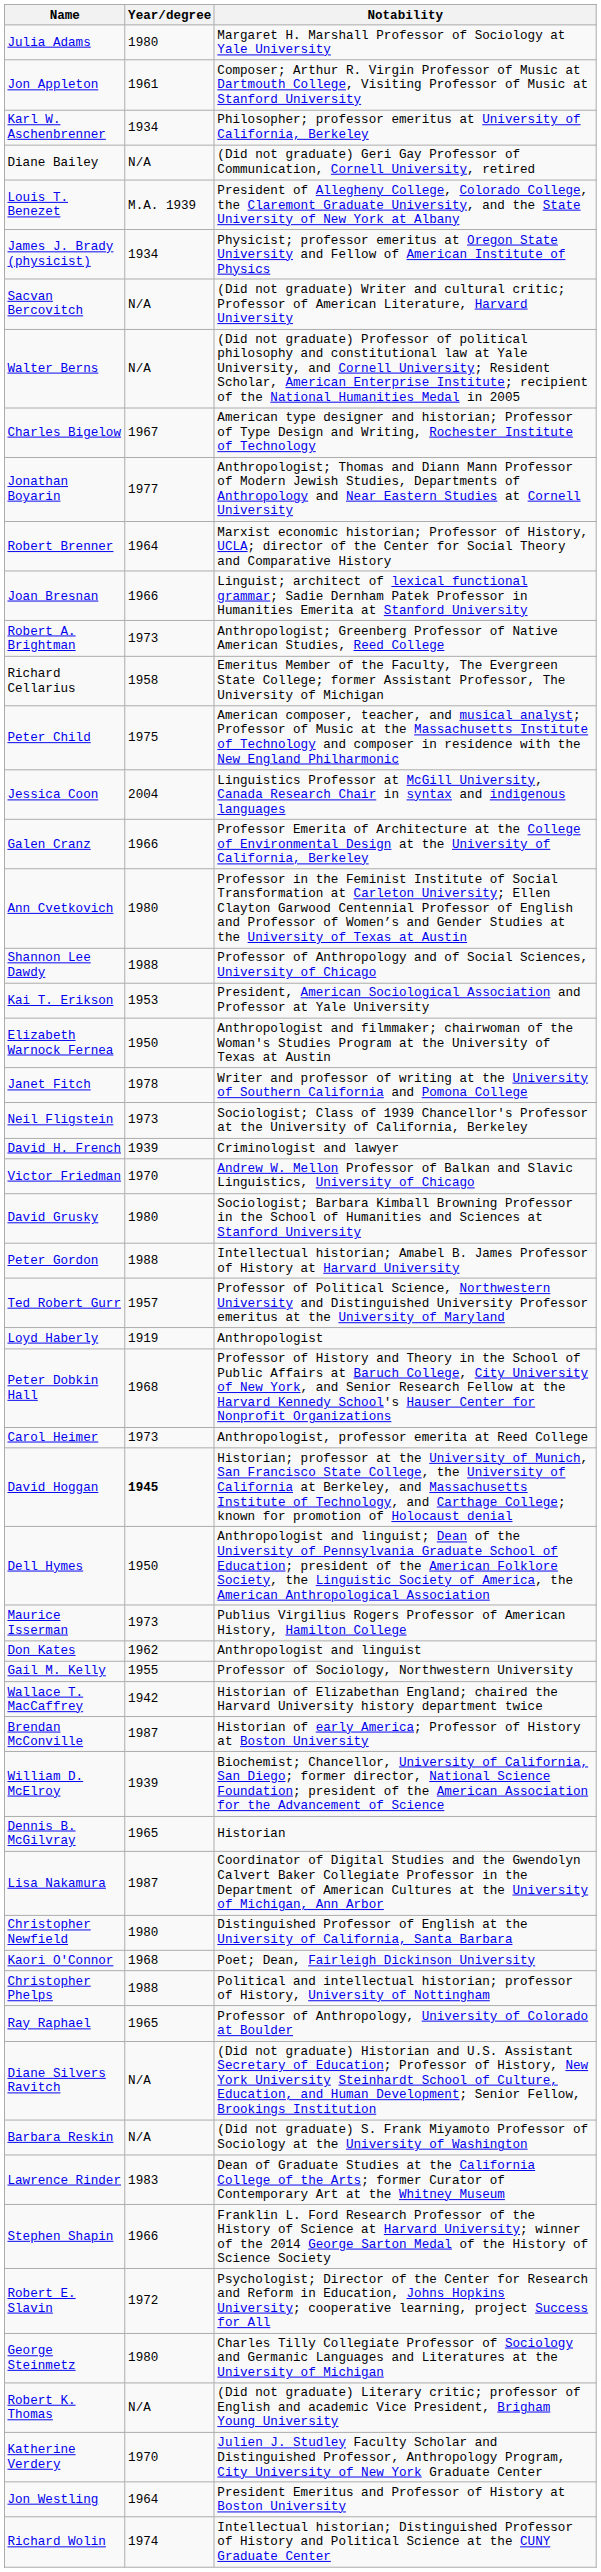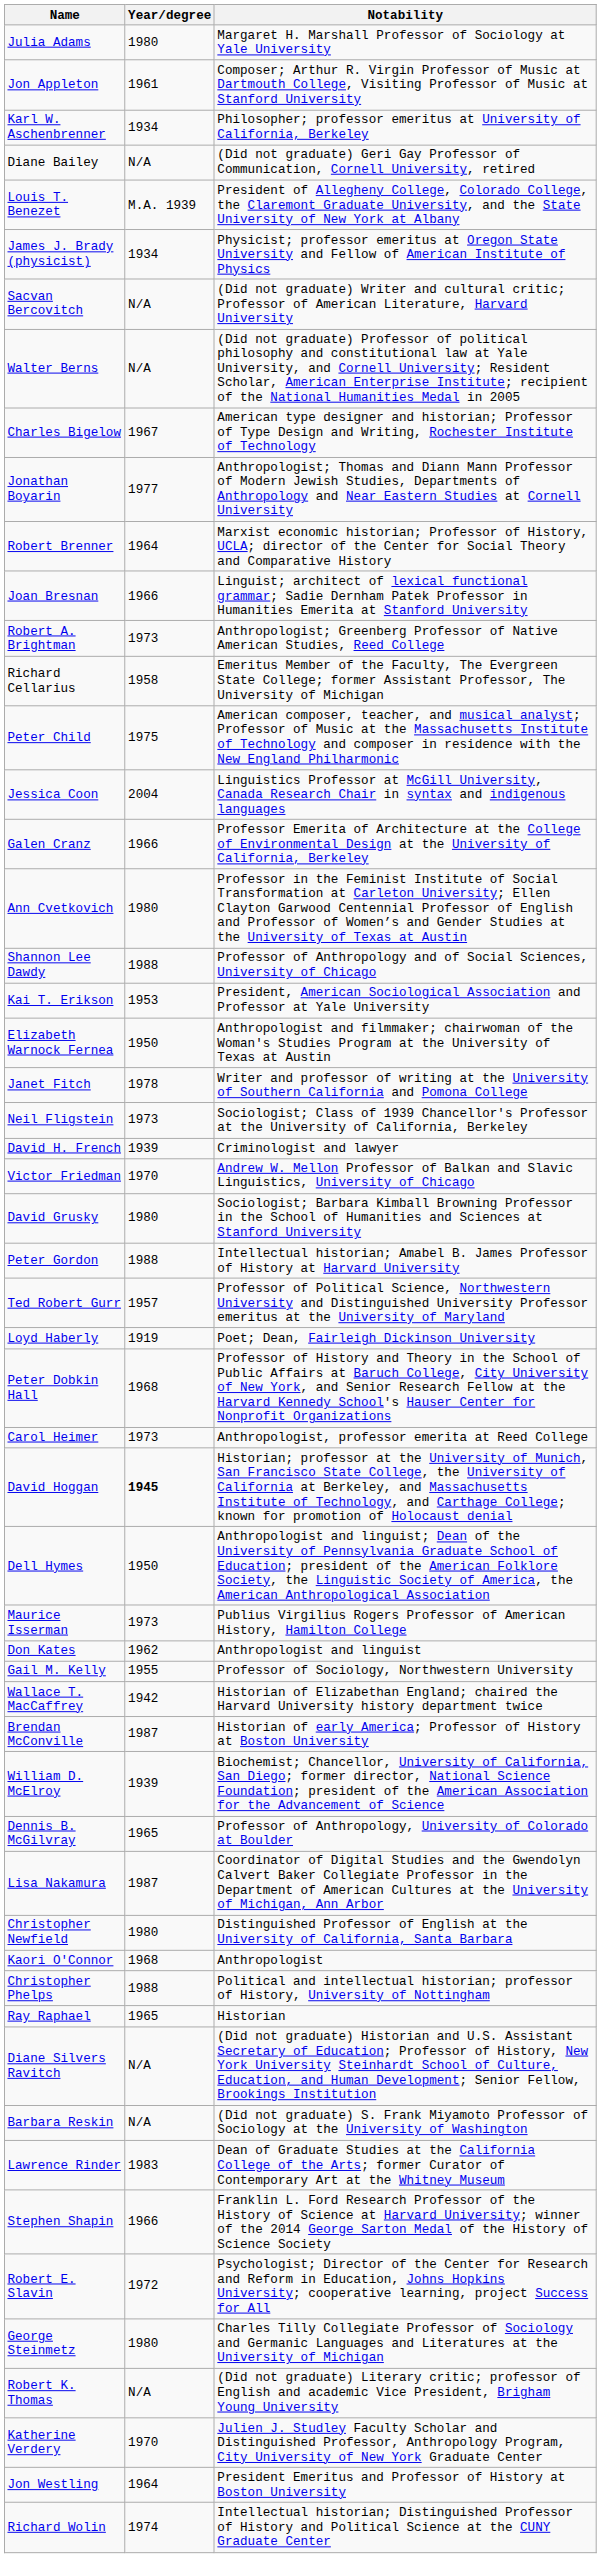(270, 1338) Anthropologist -> (376, 1338) Poet; Dean, Fairleigh Dickinson University
(251, 1834) Historian -> (403, 1834) Professor of Anthropology, University of Colorado at Boulder
(376, 1961) Poet; Dean, Fairleigh Dickinson University -> (270, 1961) Anthropologist
(403, 2024) Professor of Anthropology, University of Colorado at Boulder -> (251, 2016) Historian
